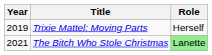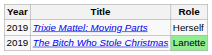(17, 43) 2021 -> (17, 43) 2019
